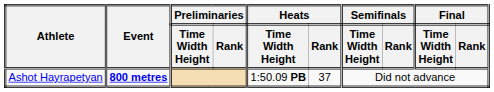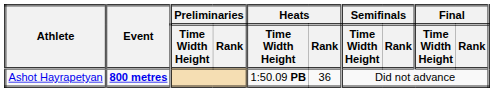(325, 78) 37 -> (325, 78) 36
